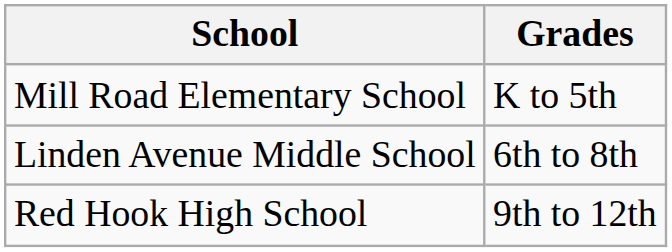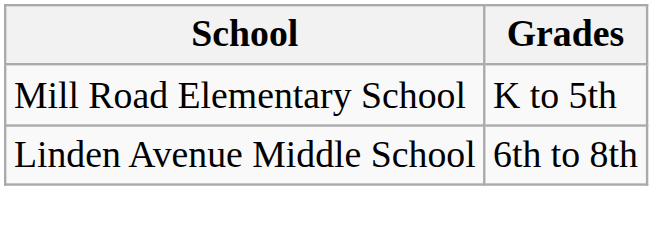- row: (191, 214)
